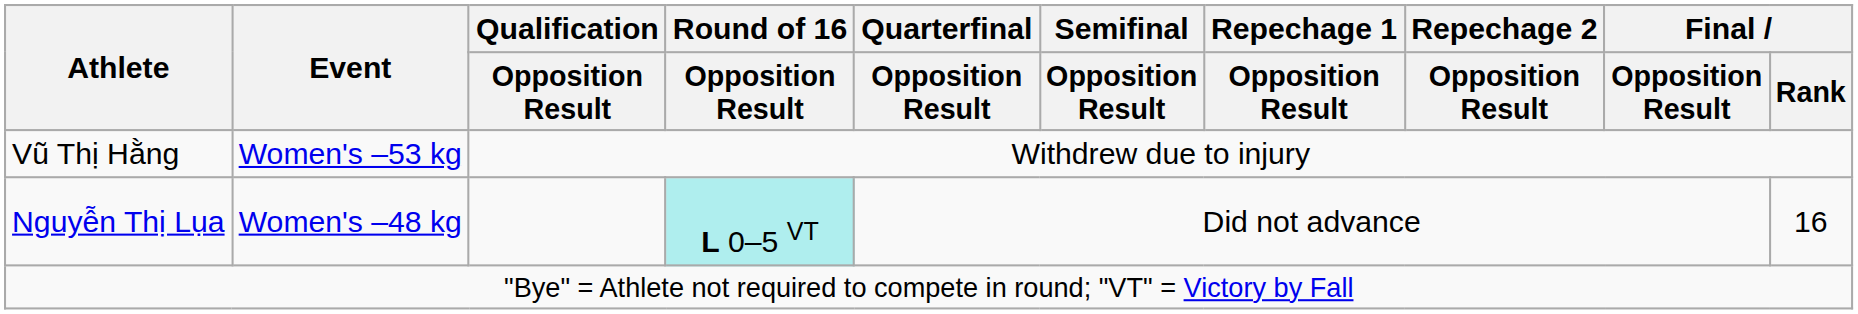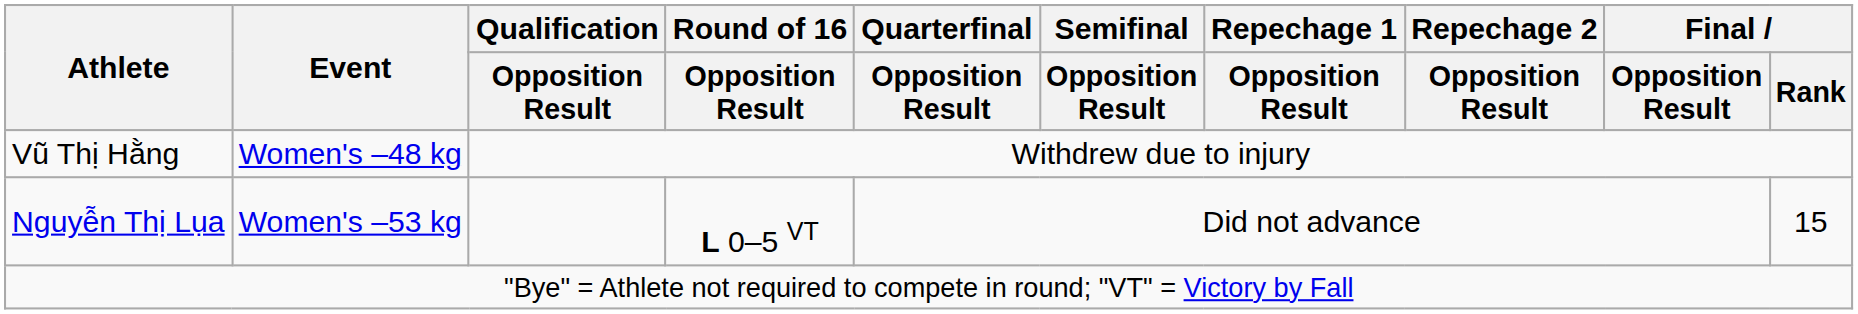(350, 154) Women's –53 kg -> (350, 154) Women's –48 kg
(350, 221) Women's –48 kg -> (350, 221) Women's –53 kg
(760, 238) paleturquoise background -> (760, 238) no background
(1811, 221) 16 -> (1811, 221) 15
